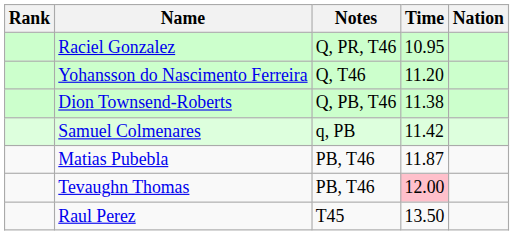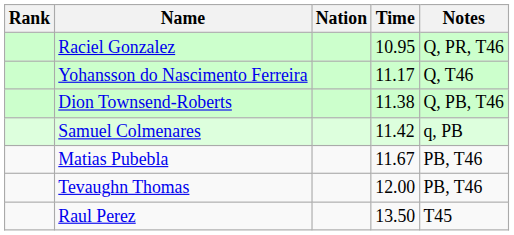columns swapped: (478, 18) <-> (356, 18)
(424, 74) 11.20 -> (395, 74) 11.17
(424, 159) 11.87 -> (395, 159) 11.67
(425, 187) pink background -> (395, 187) no background
